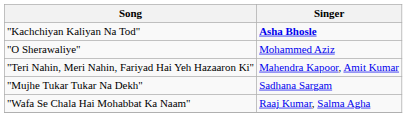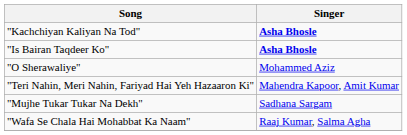+ row: (58, 49)
